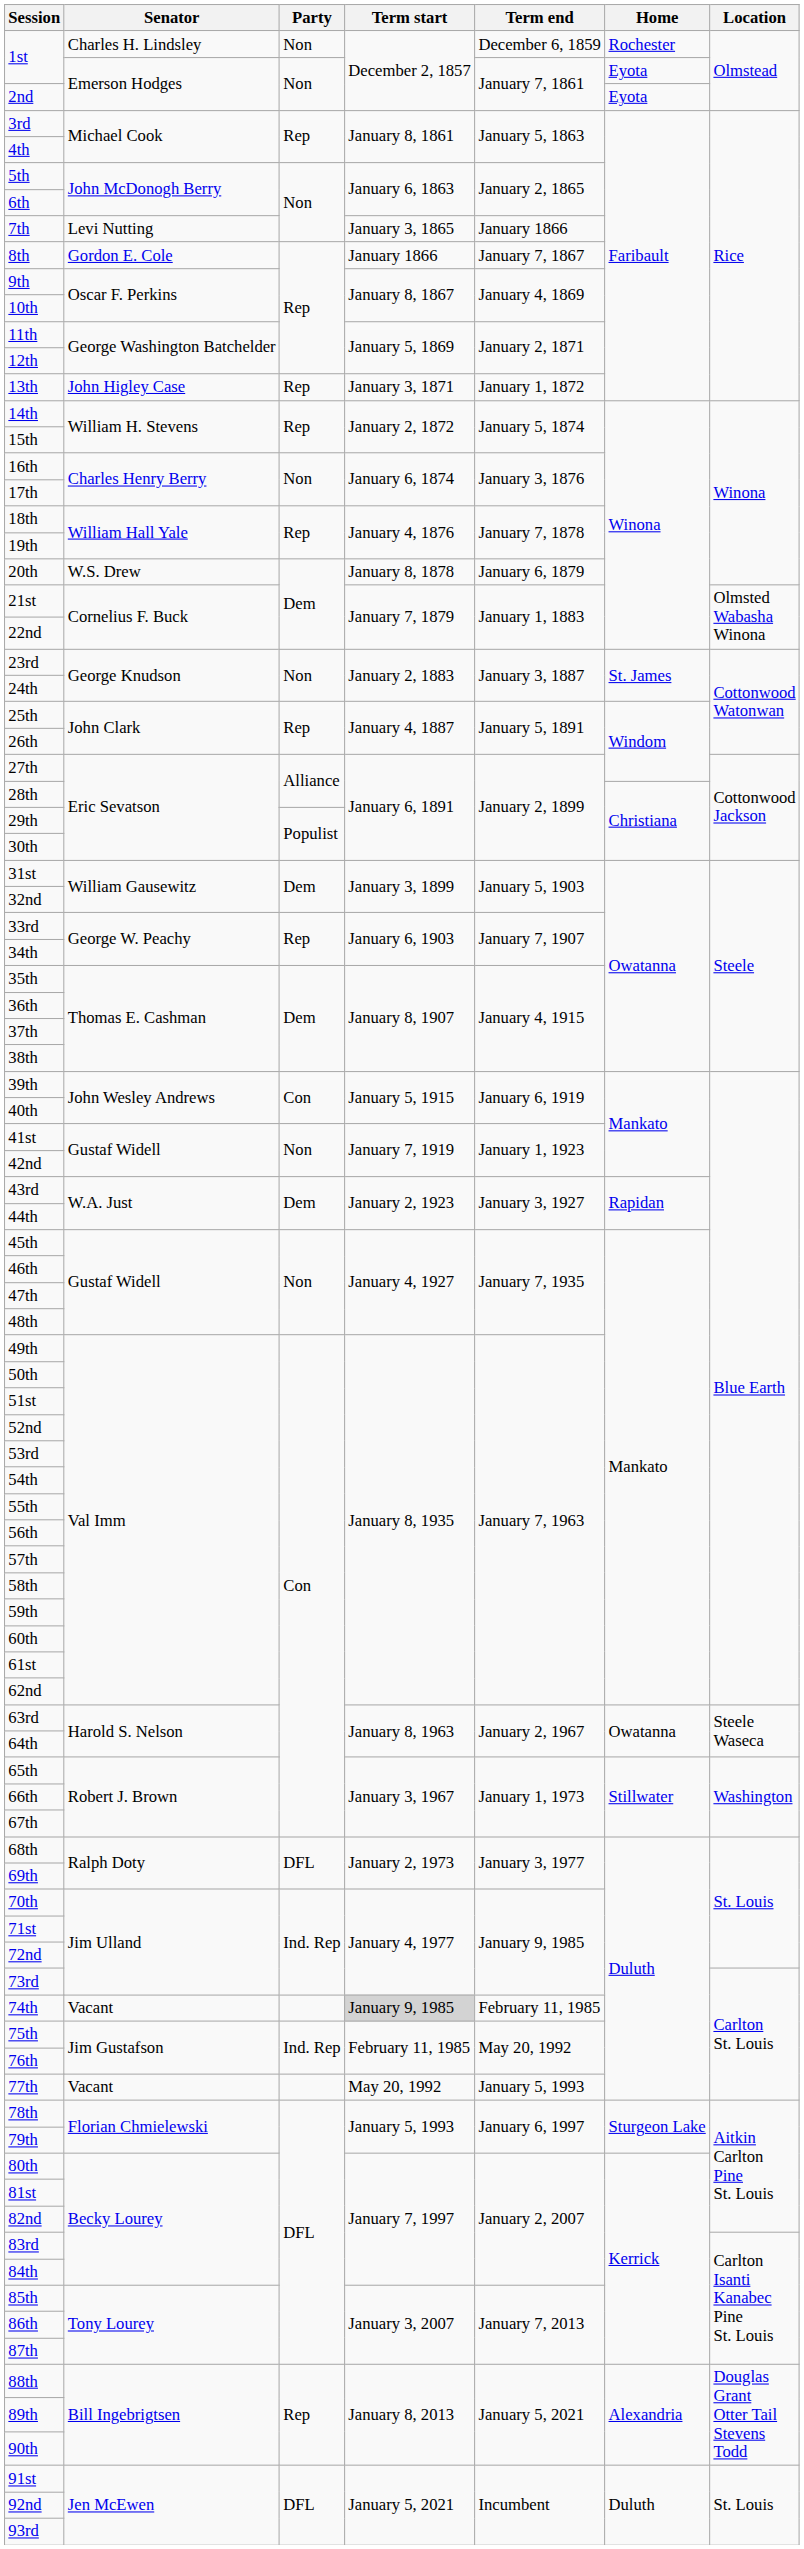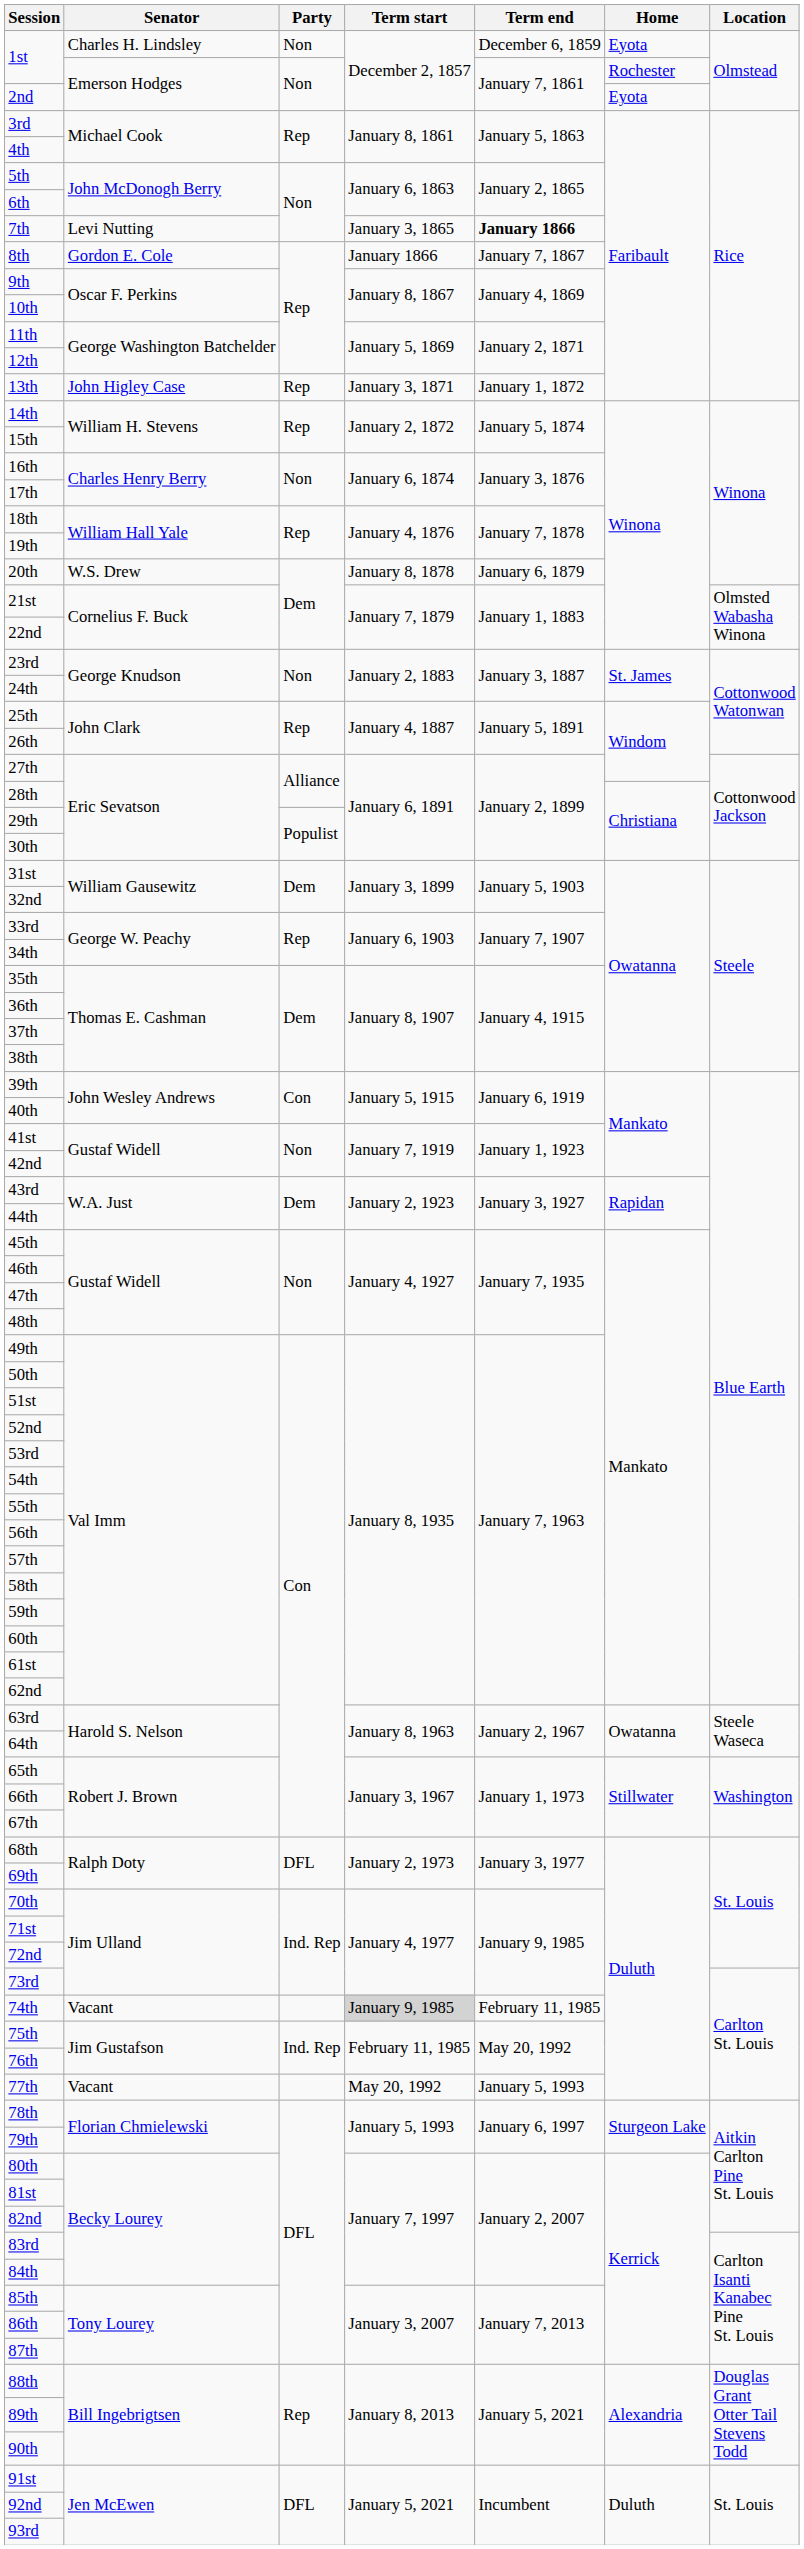(642, 44) Rochester -> (628, 44) Eyota
(628, 70) Eyota -> (642, 70) Rochester
(523, 228) normal -> (527, 228) bold
